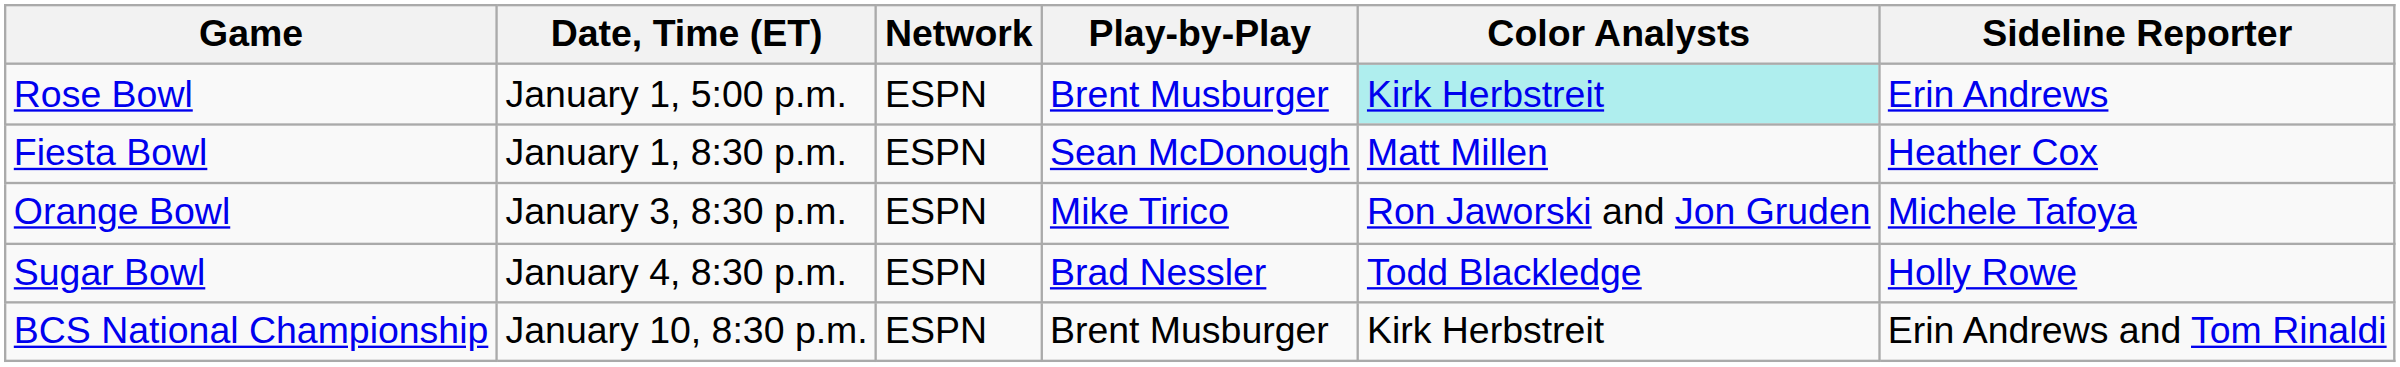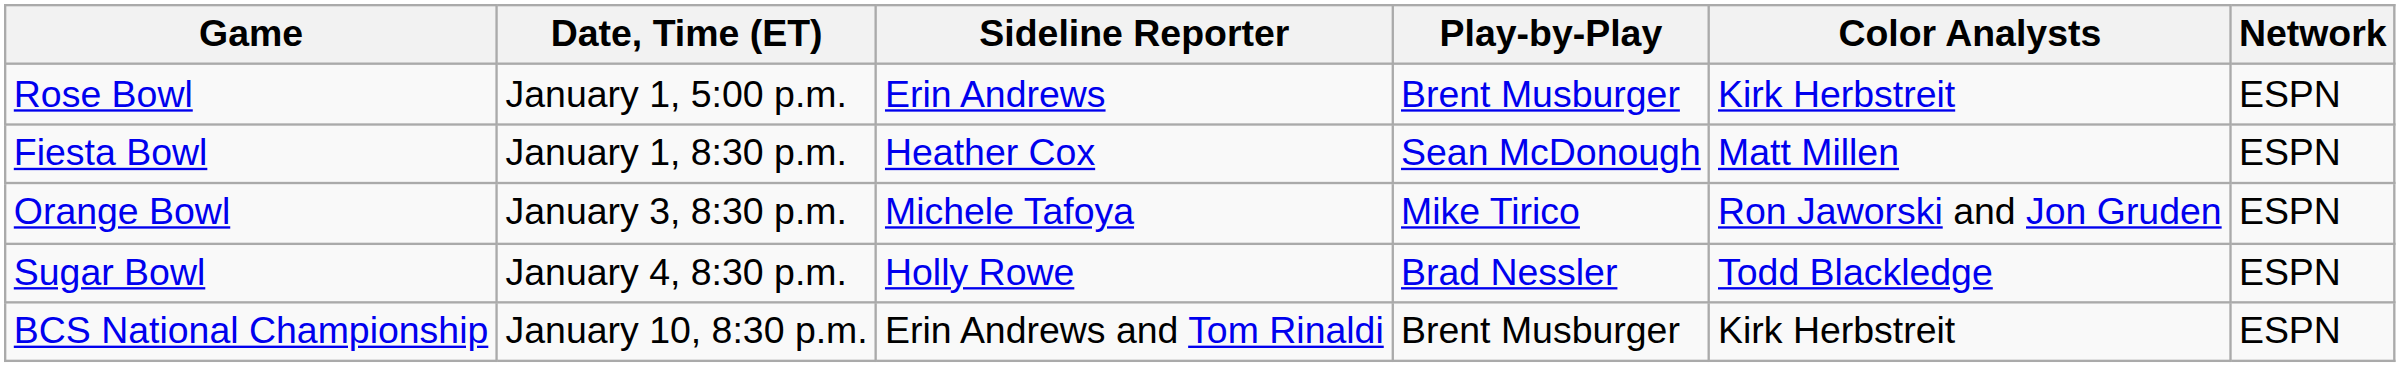columns swapped: (959, 34) <-> (2137, 34)
(1486, 93) paleturquoise background -> (1837, 93) no background
